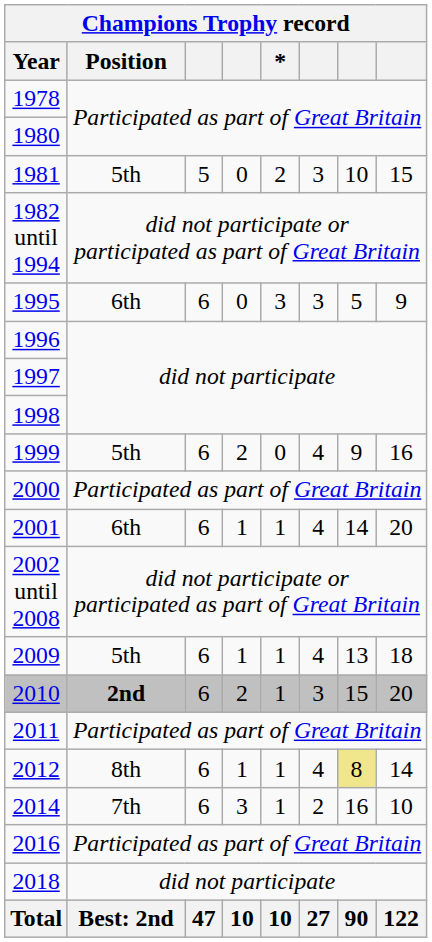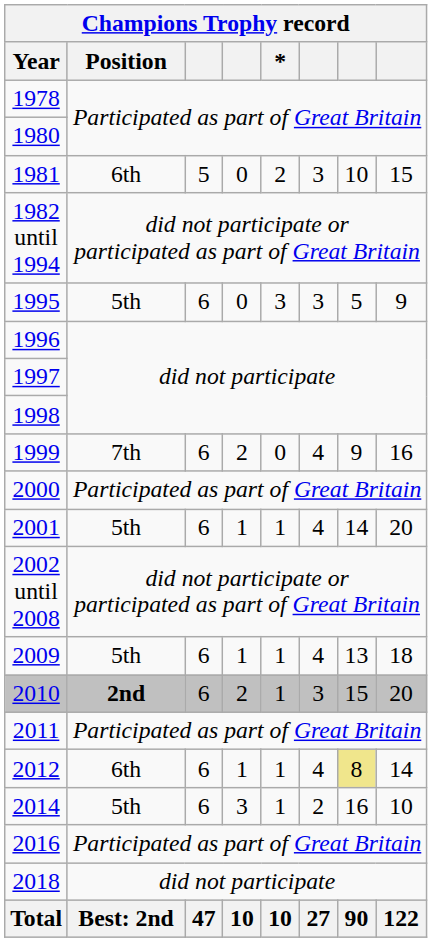(126, 173) 5th -> (126, 173) 6th
(126, 301) 6th -> (126, 301) 5th
(126, 452) 5th -> (126, 452) 7th
(126, 527) 6th -> (126, 527) 5th
(126, 768) 8th -> (126, 768) 6th
(126, 805) 7th -> (126, 805) 5th
